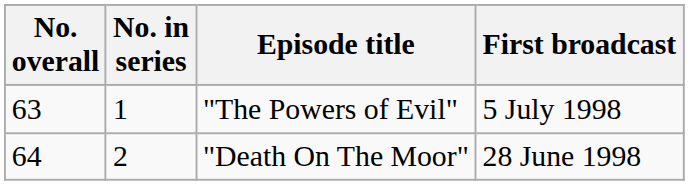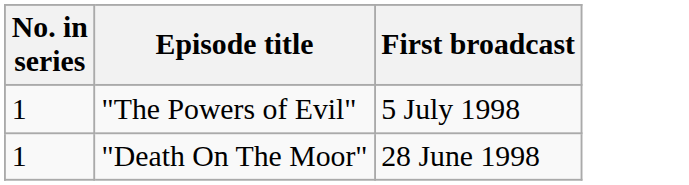- column: (56, 44)
(121, 155) 2 -> (19, 155) 1
